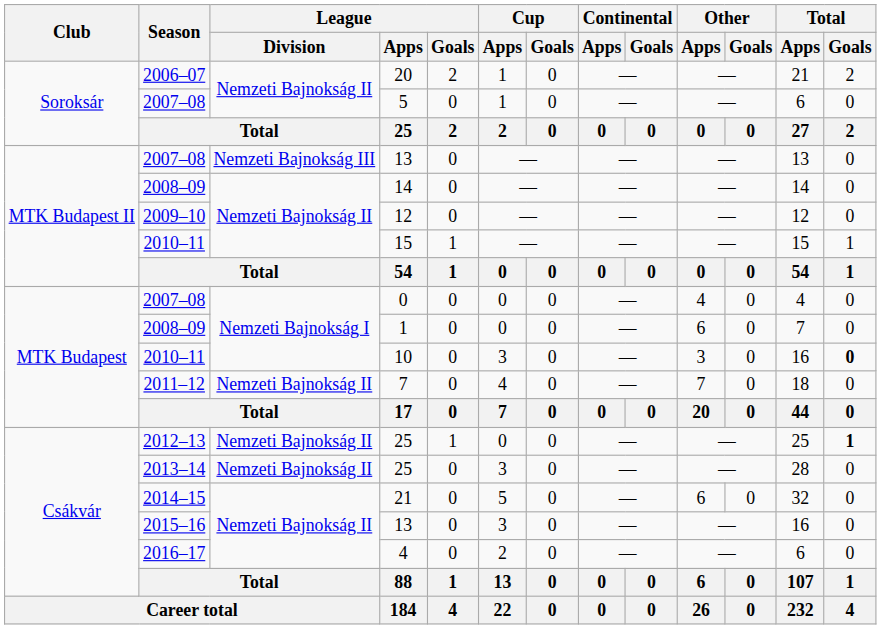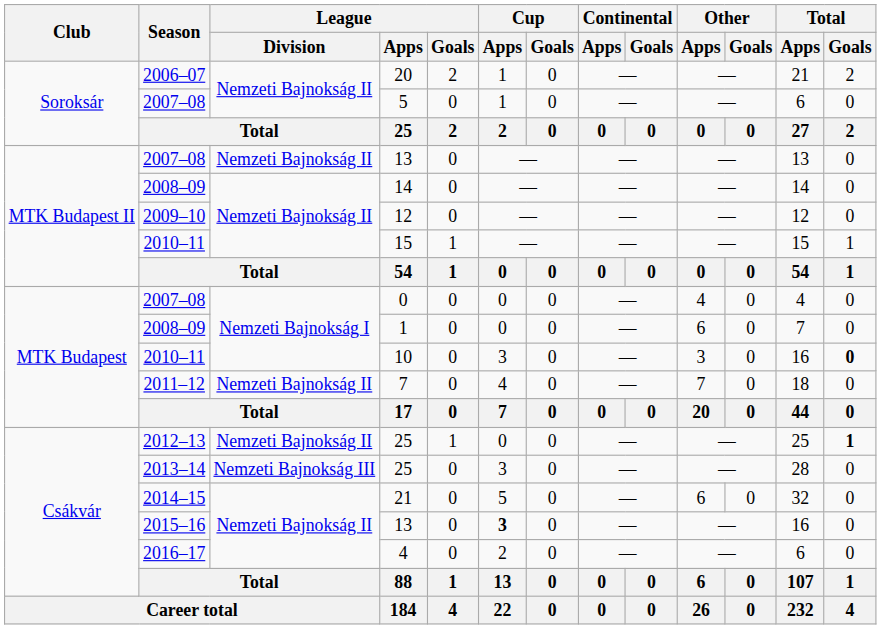(294, 159) Nemzeti Bajnokság III -> (294, 159) Nemzeti Bajnokság II
(294, 469) Nemzeti Bajnokság II -> (294, 469) Nemzeti Bajnokság III
(502, 525) normal -> (502, 525) bold
